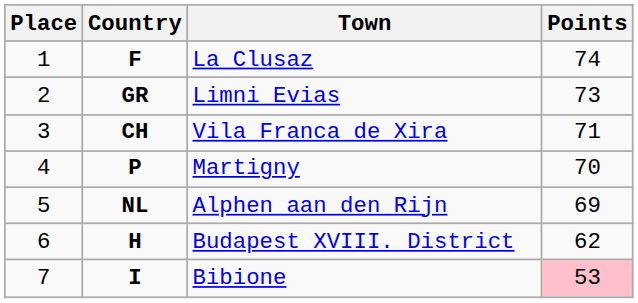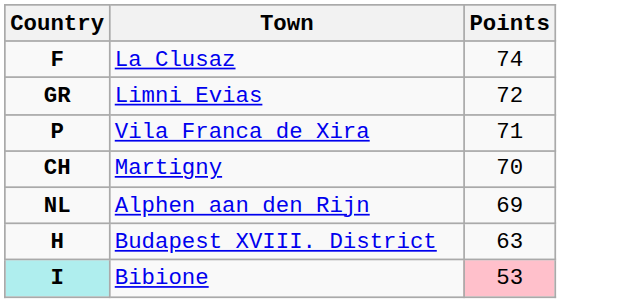- column: (44, 23)
(587, 96) 73 -> (510, 96) 72
(135, 132) CH -> (57, 132) P
(135, 169) P -> (57, 169) CH
(587, 242) 62 -> (510, 242) 63
(135, 278) no background -> (57, 278) paleturquoise background
